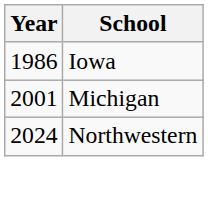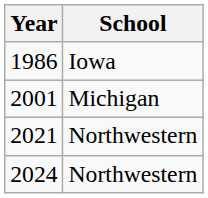+ row: (34, 135)
